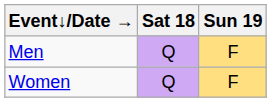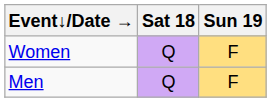rows swapped: (26, 51) <-> (39, 82)
